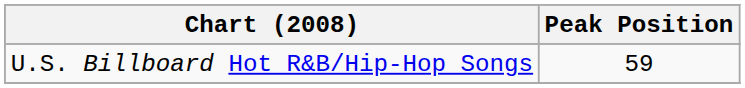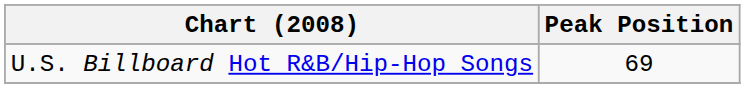(639, 64) 59 -> (639, 64) 69
